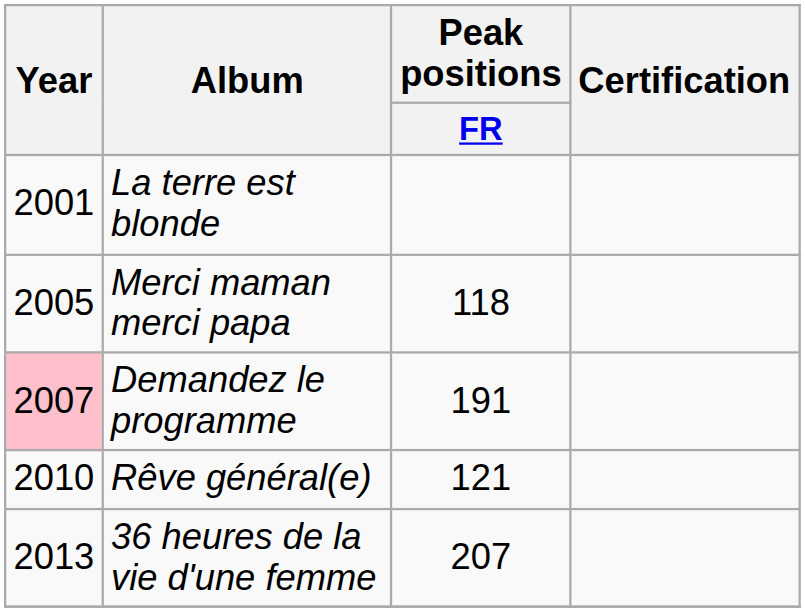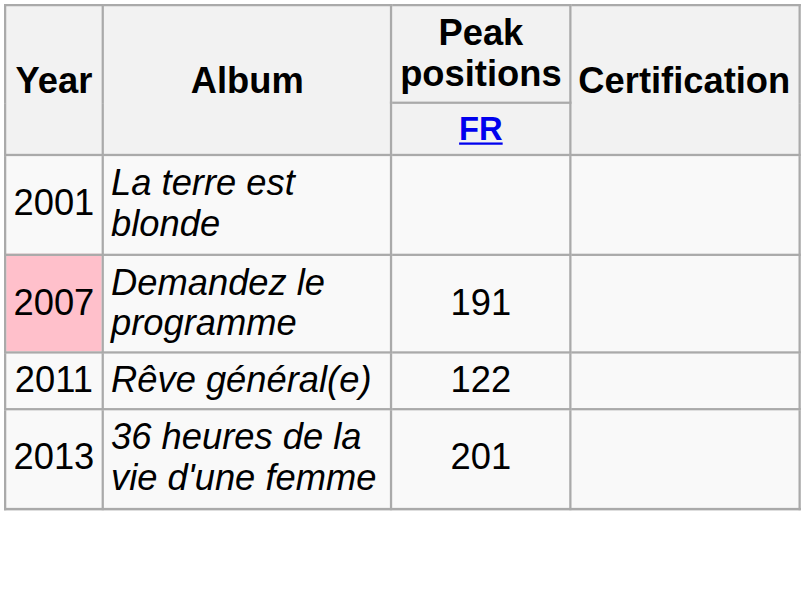- row: (221, 302)
(54, 478) 2010 -> (54, 380) 2011
(481, 478) 121 -> (481, 380) 122
(481, 556) 207 -> (481, 458) 201
